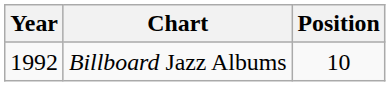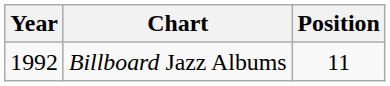(339, 61) 10 -> (339, 61) 11
